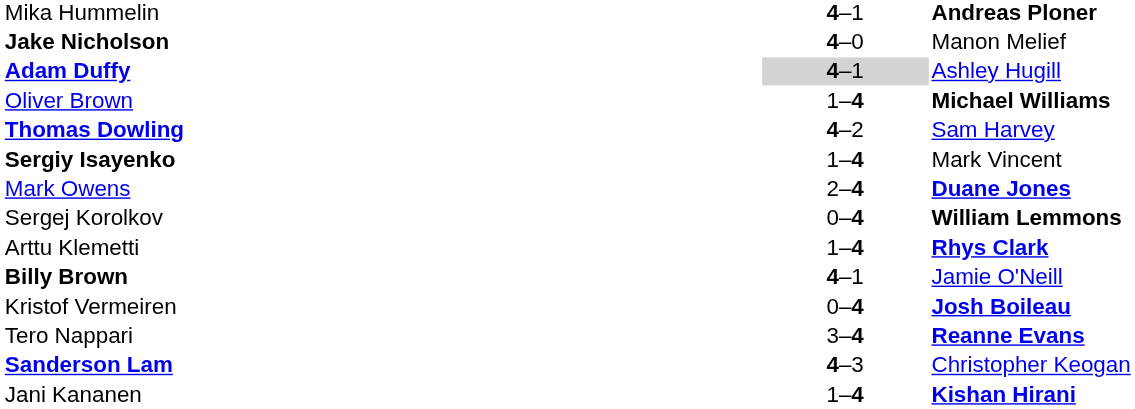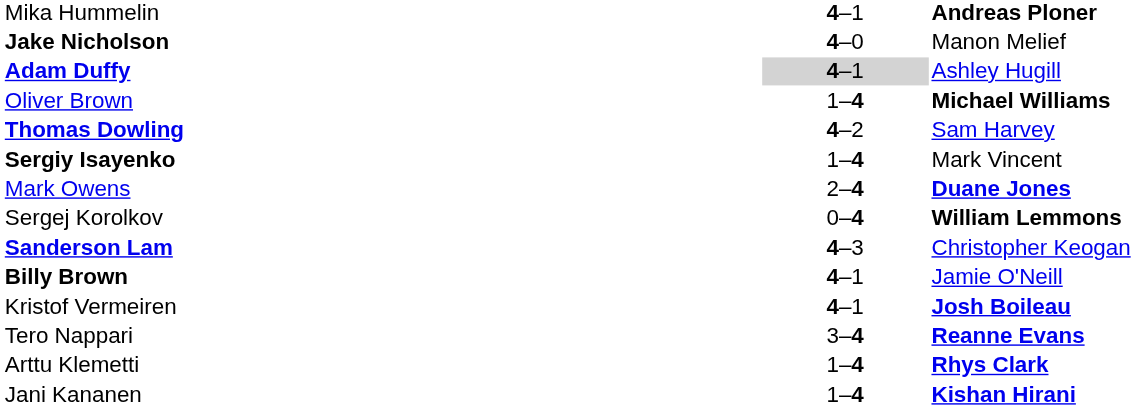rows swapped: (72, 247) <-> (89, 365)
(845, 306) 0–4 -> (845, 306) 4–1
